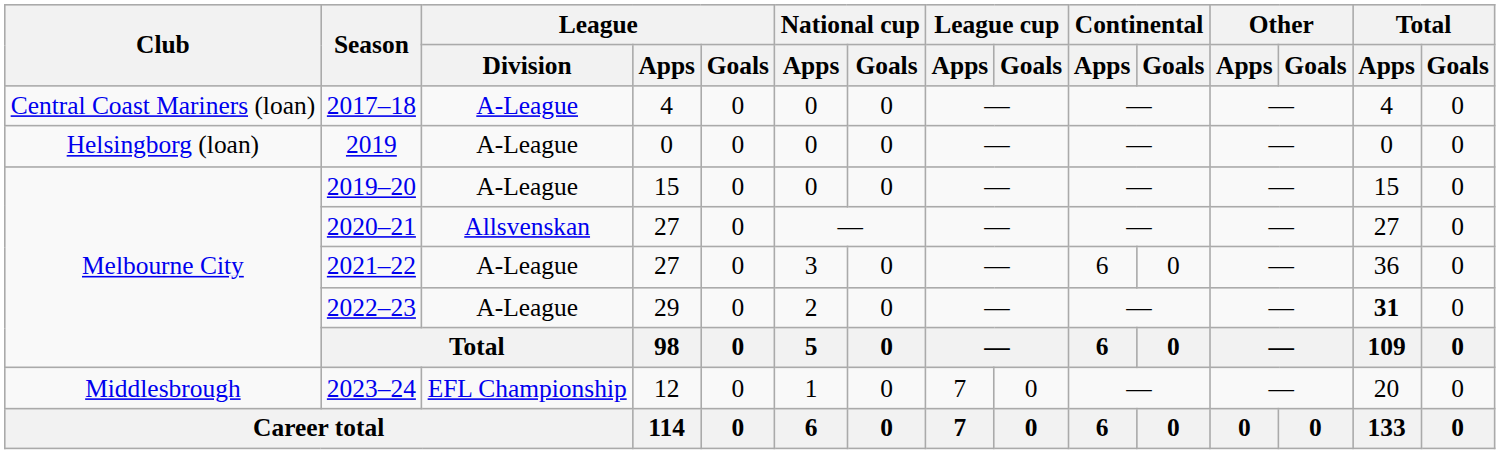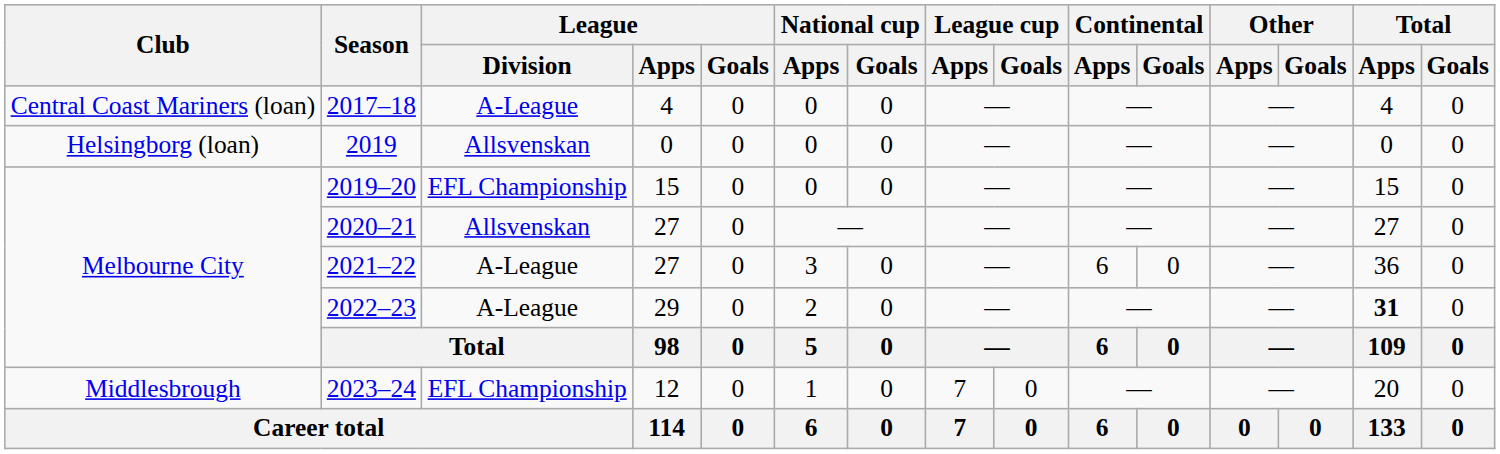(527, 145) A-League -> (527, 145) Allsvenskan
(527, 186) A-League -> (527, 186) EFL Championship
